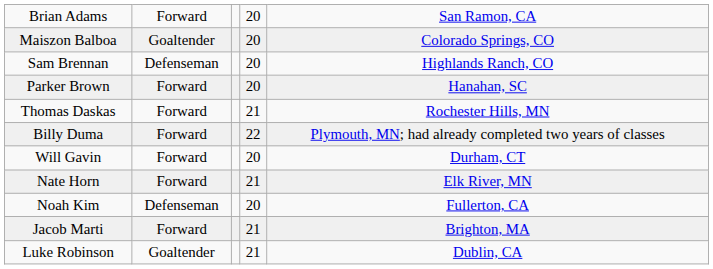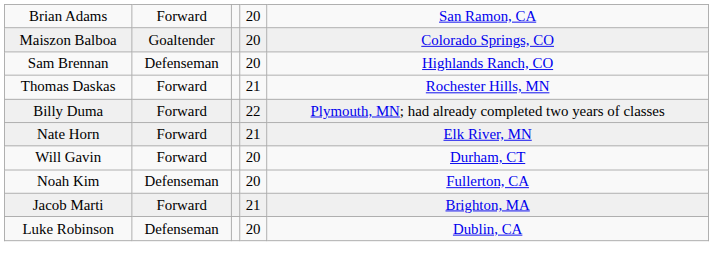- row: (68, 87)
rows swapped: (68, 157) <-> (68, 181)
(182, 252) Goaltender -> (182, 228) Defenseman
(253, 252) 21 -> (253, 228) 20
